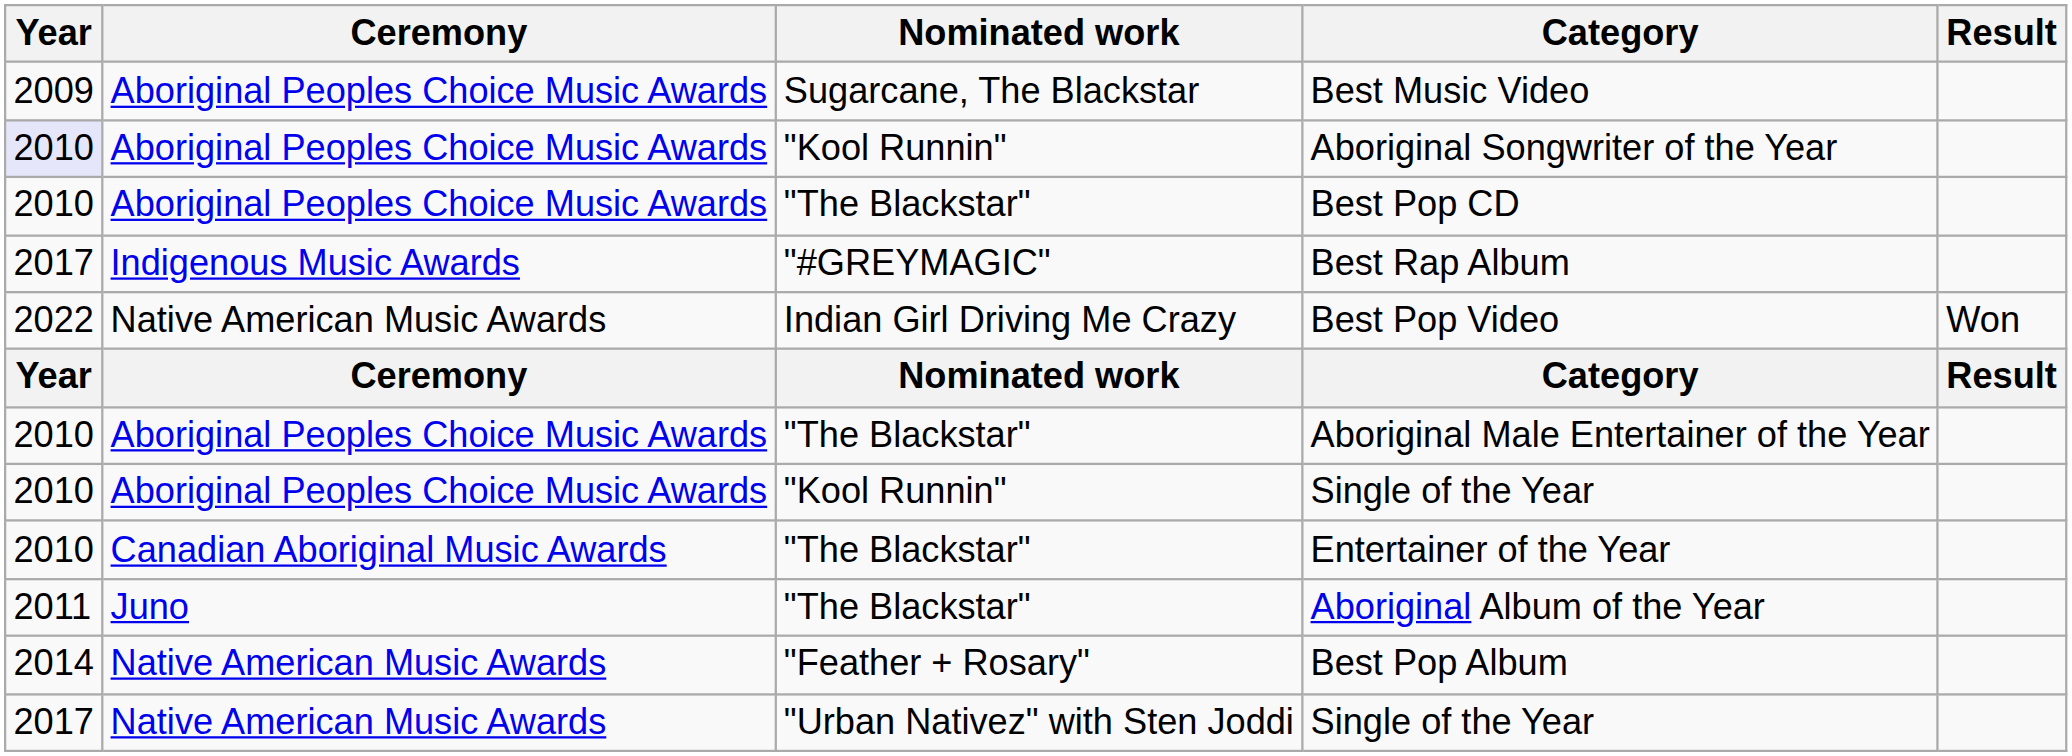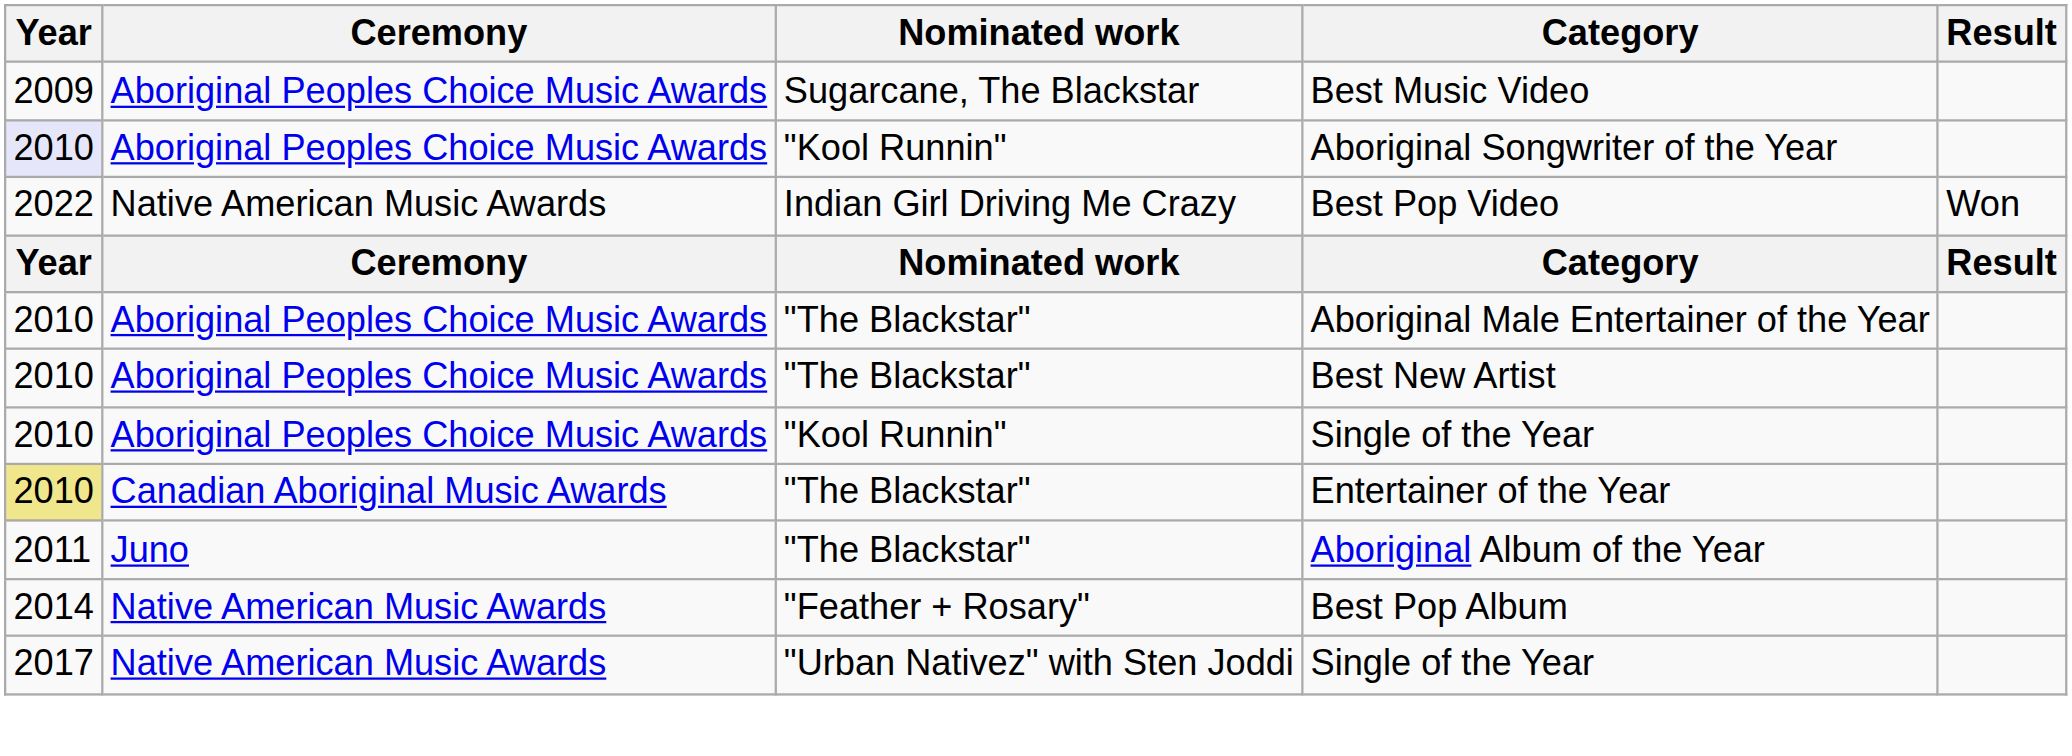- row: (907, 205)
- row: (917, 262)
+ row: (907, 377)
(54, 549) no background -> (54, 491) khaki background
